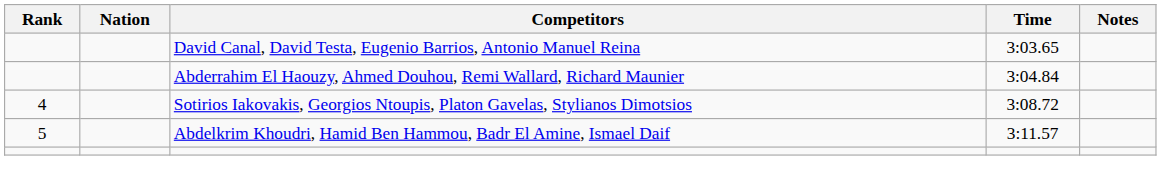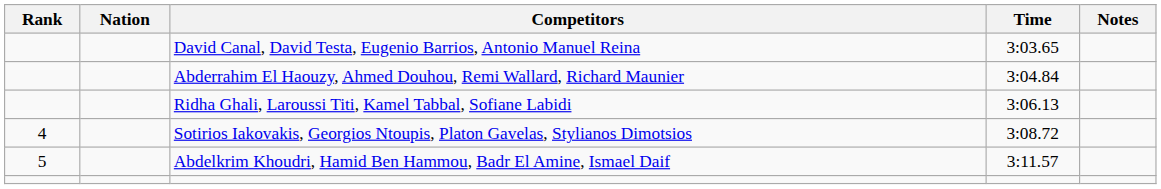+ row: (373, 104)
